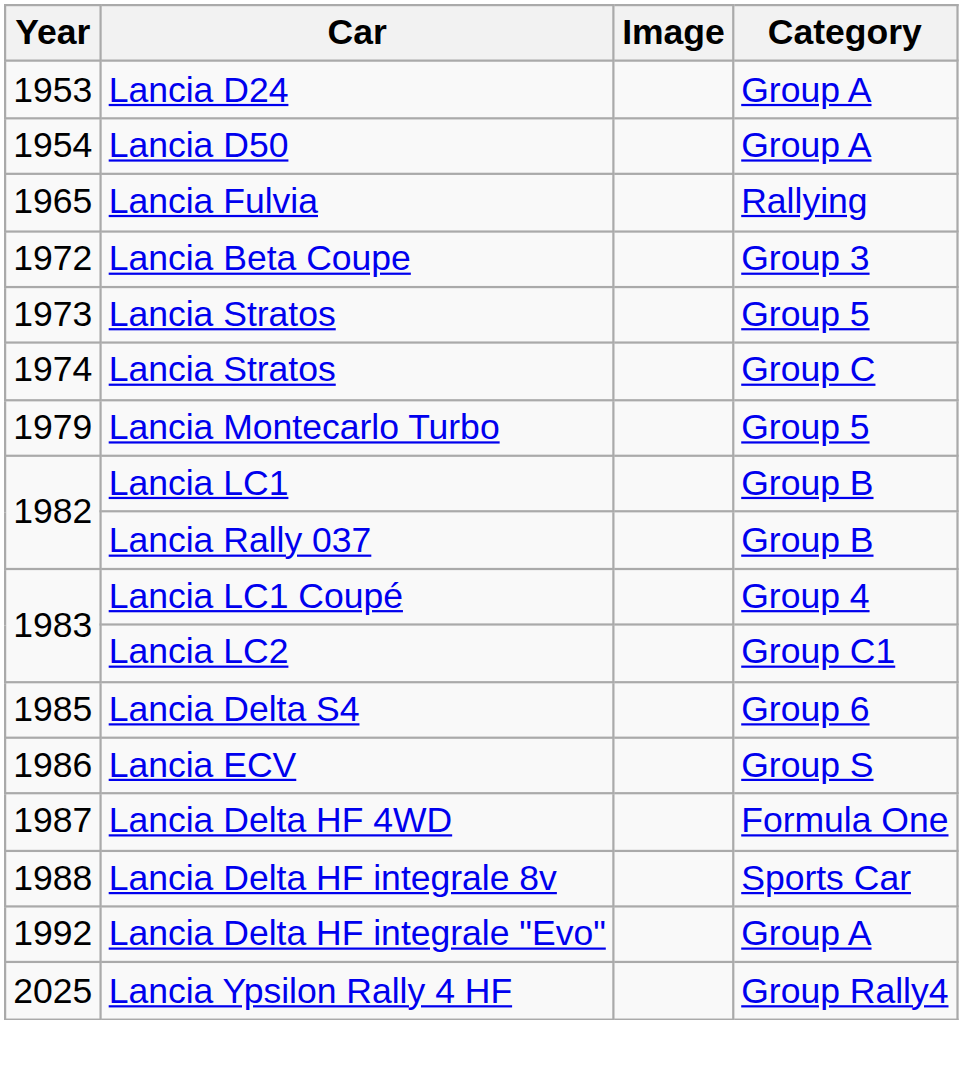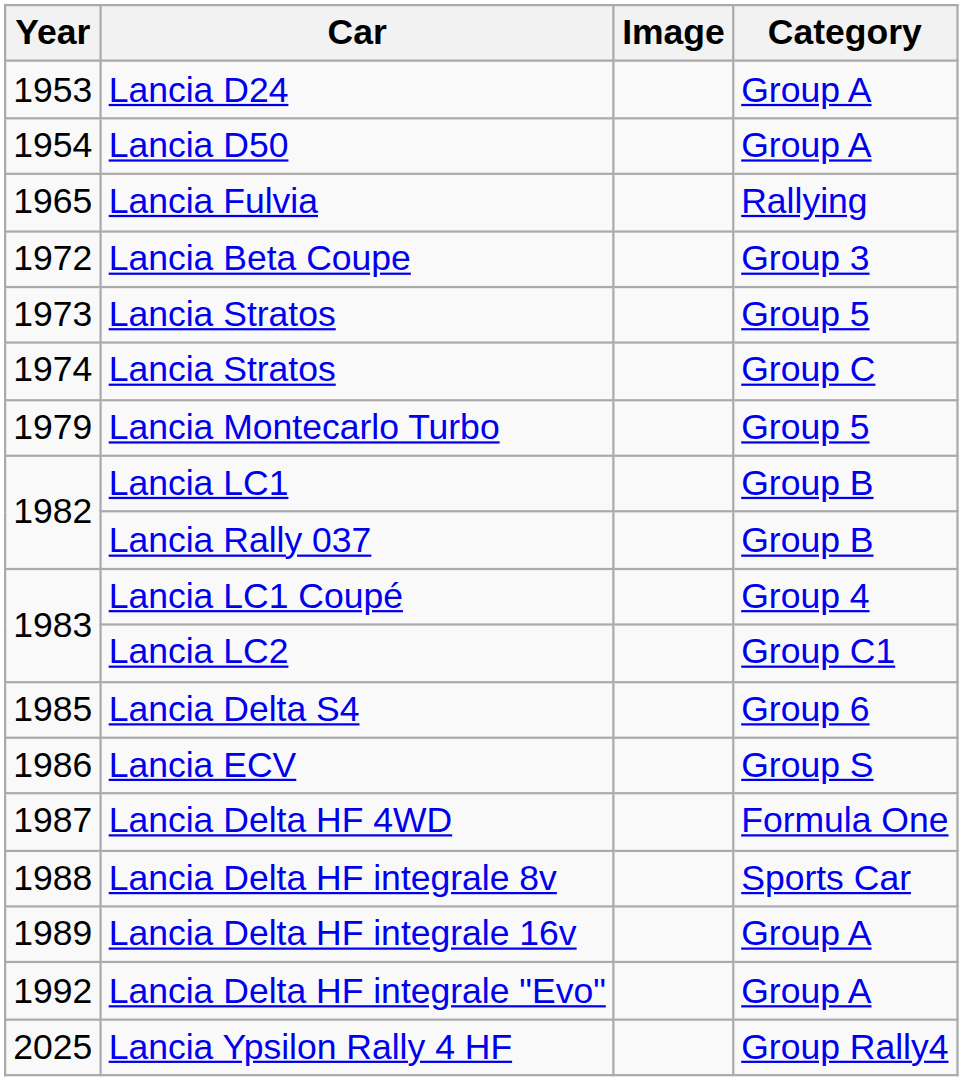+ row: (53, 933)
